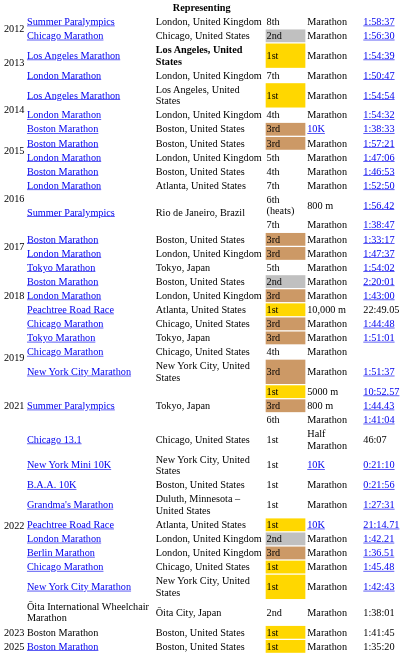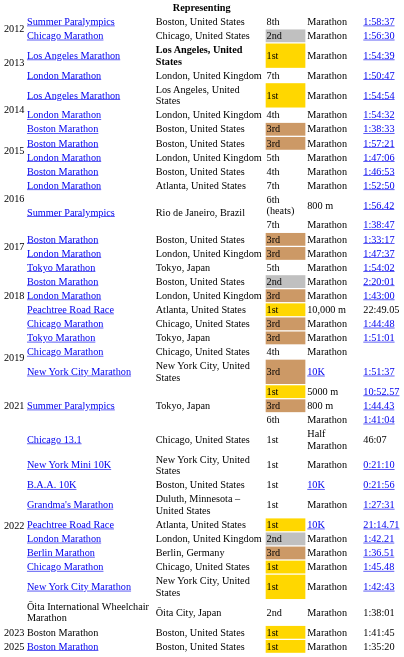(209, 21) London, United Kingdom -> (200, 21) Boston, United States
(316, 129) 10K -> (327, 129) Marathon
(327, 372) Marathon -> (316, 372) 10K
(316, 465) 10K -> (327, 465) Marathon
(327, 485) Marathon -> (316, 485) 10K
(209, 553) London, United Kingdom -> (190, 553) Berlin, Germany
